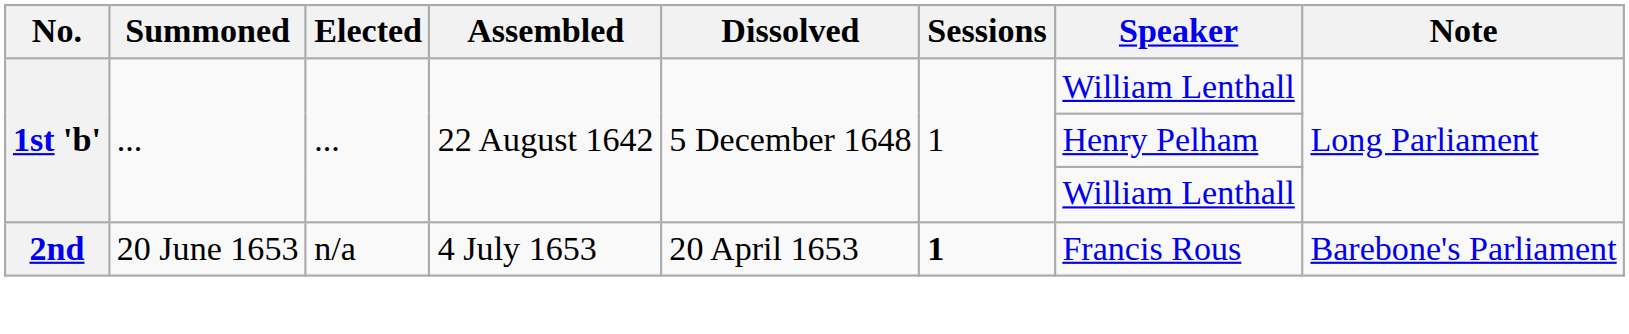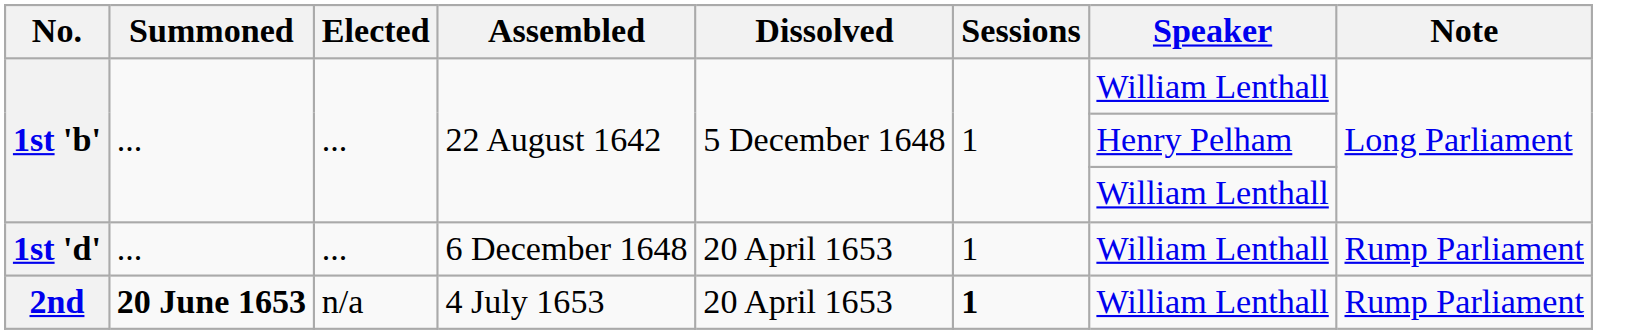+ row: (57, 247)
(208, 247) normal -> (211, 301) bold
(1152, 247) Francis Rous -> (1213, 301) William Lenthall
(1464, 247) Barebone's Parliament -> (1464, 301) Rump Parliament
